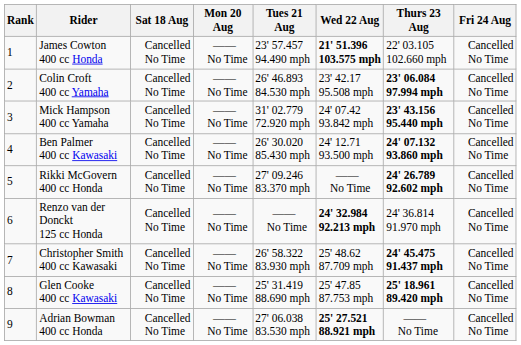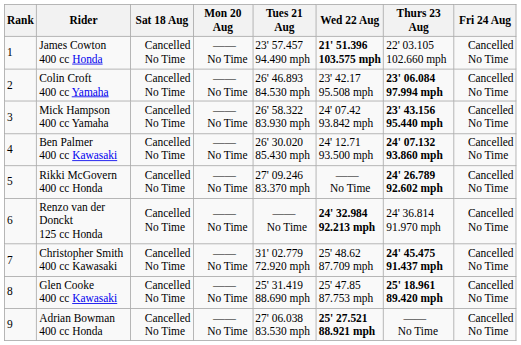(283, 117) 31' 02.779 72.920 mph -> (283, 117) 26' 58.322 83.930 mph
(283, 259) 26' 58.322 83.930 mph -> (283, 259) 31' 02.779 72.920 mph
